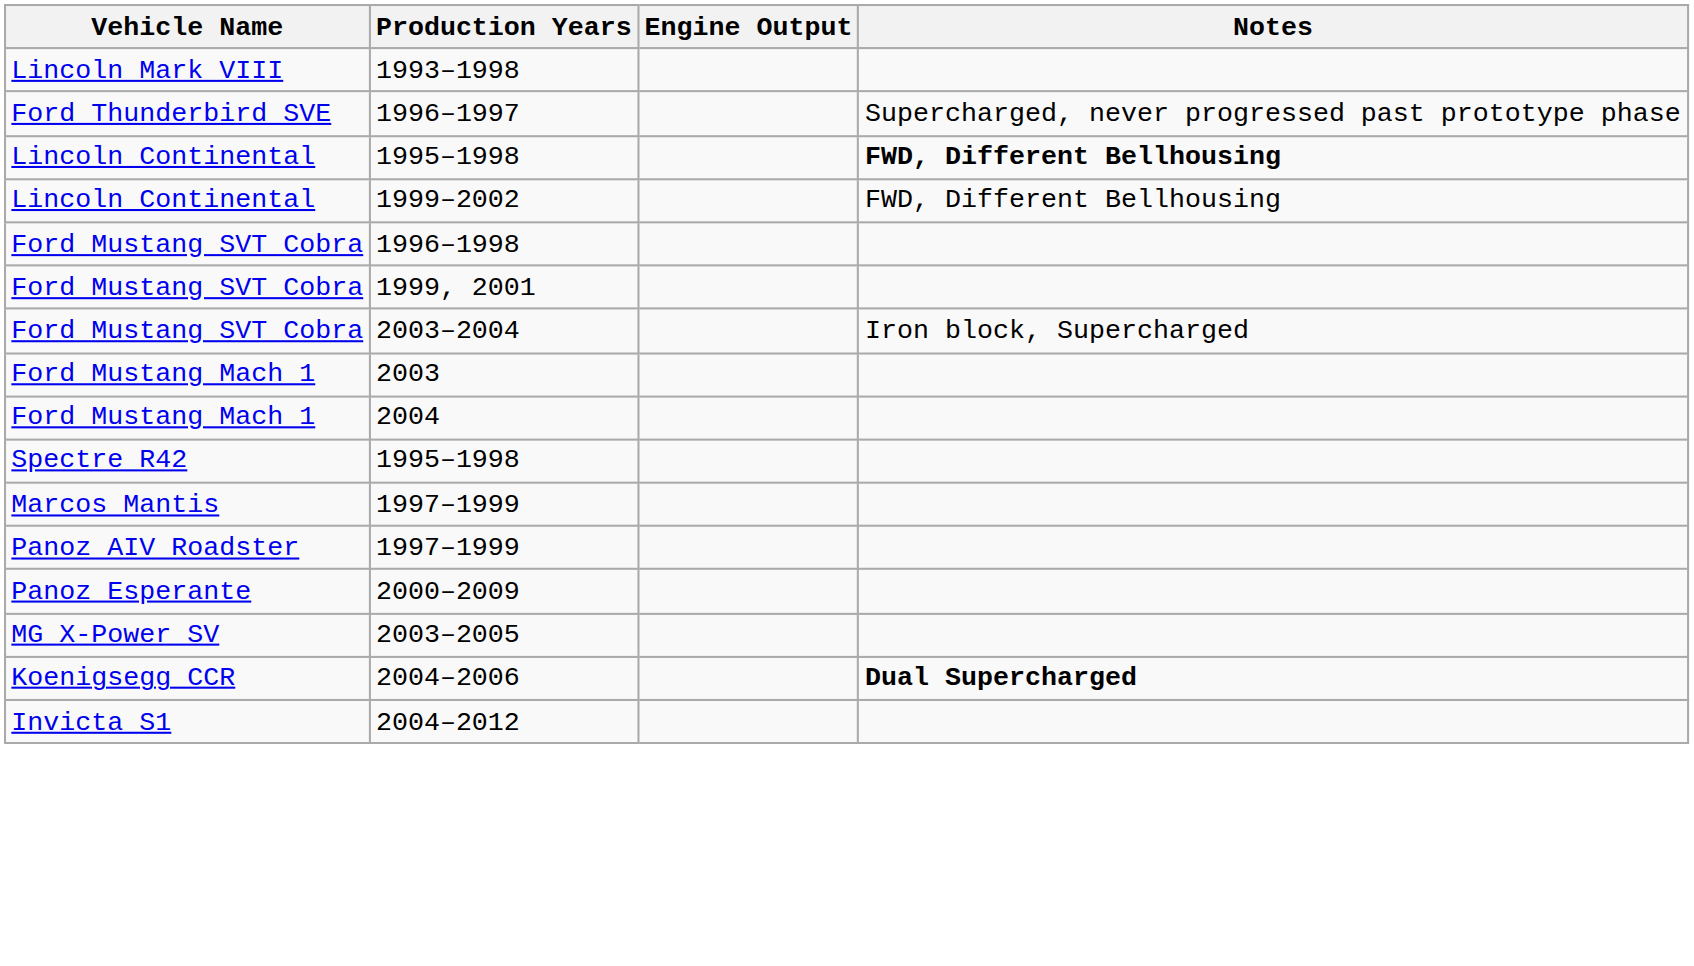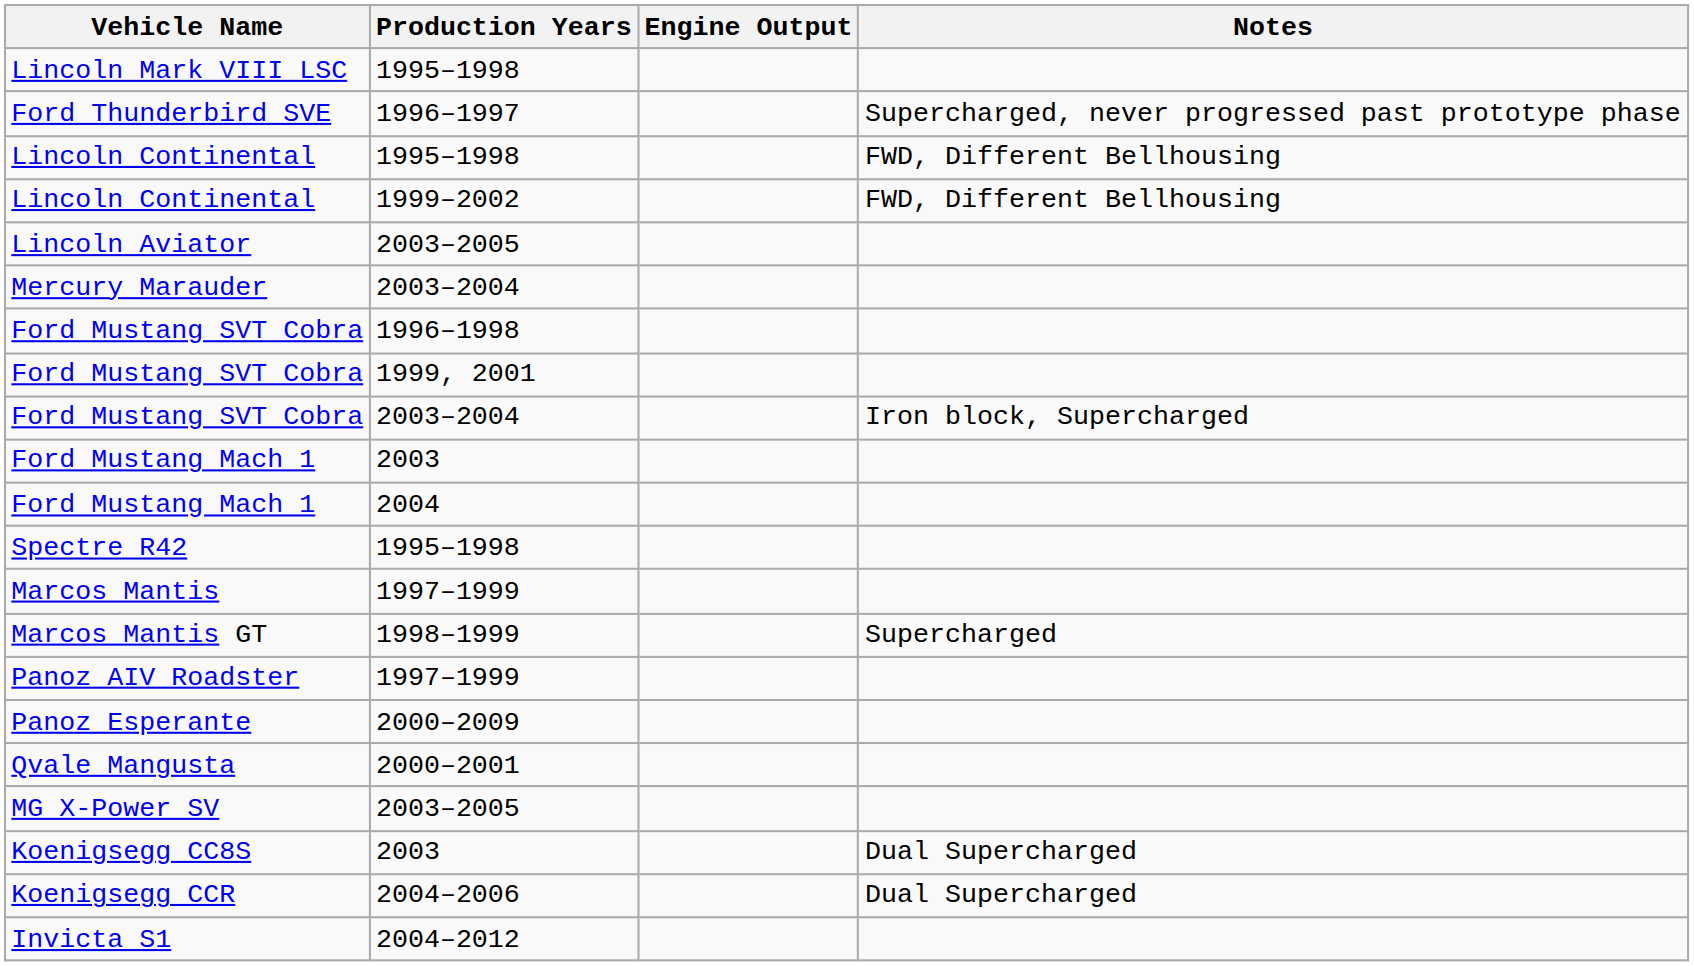- row: (147, 70)
+ row: (179, 70)
(1073, 157) bold -> (1073, 157) normal
+ row: (131, 244)
+ row: (139, 287)
+ row: (139, 635)
+ row: (123, 765)
+ row: (131, 852)
(1001, 678) bold -> (1001, 895) normal
